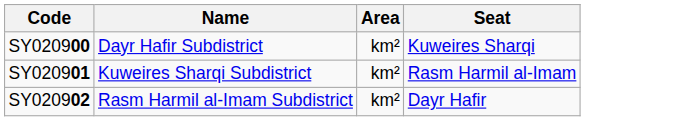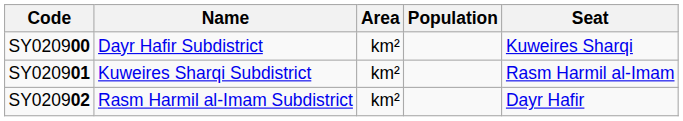+ column: (453, 18)
